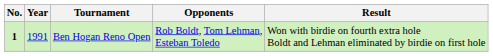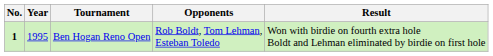(38, 36) 1991 -> (38, 36) 1995
